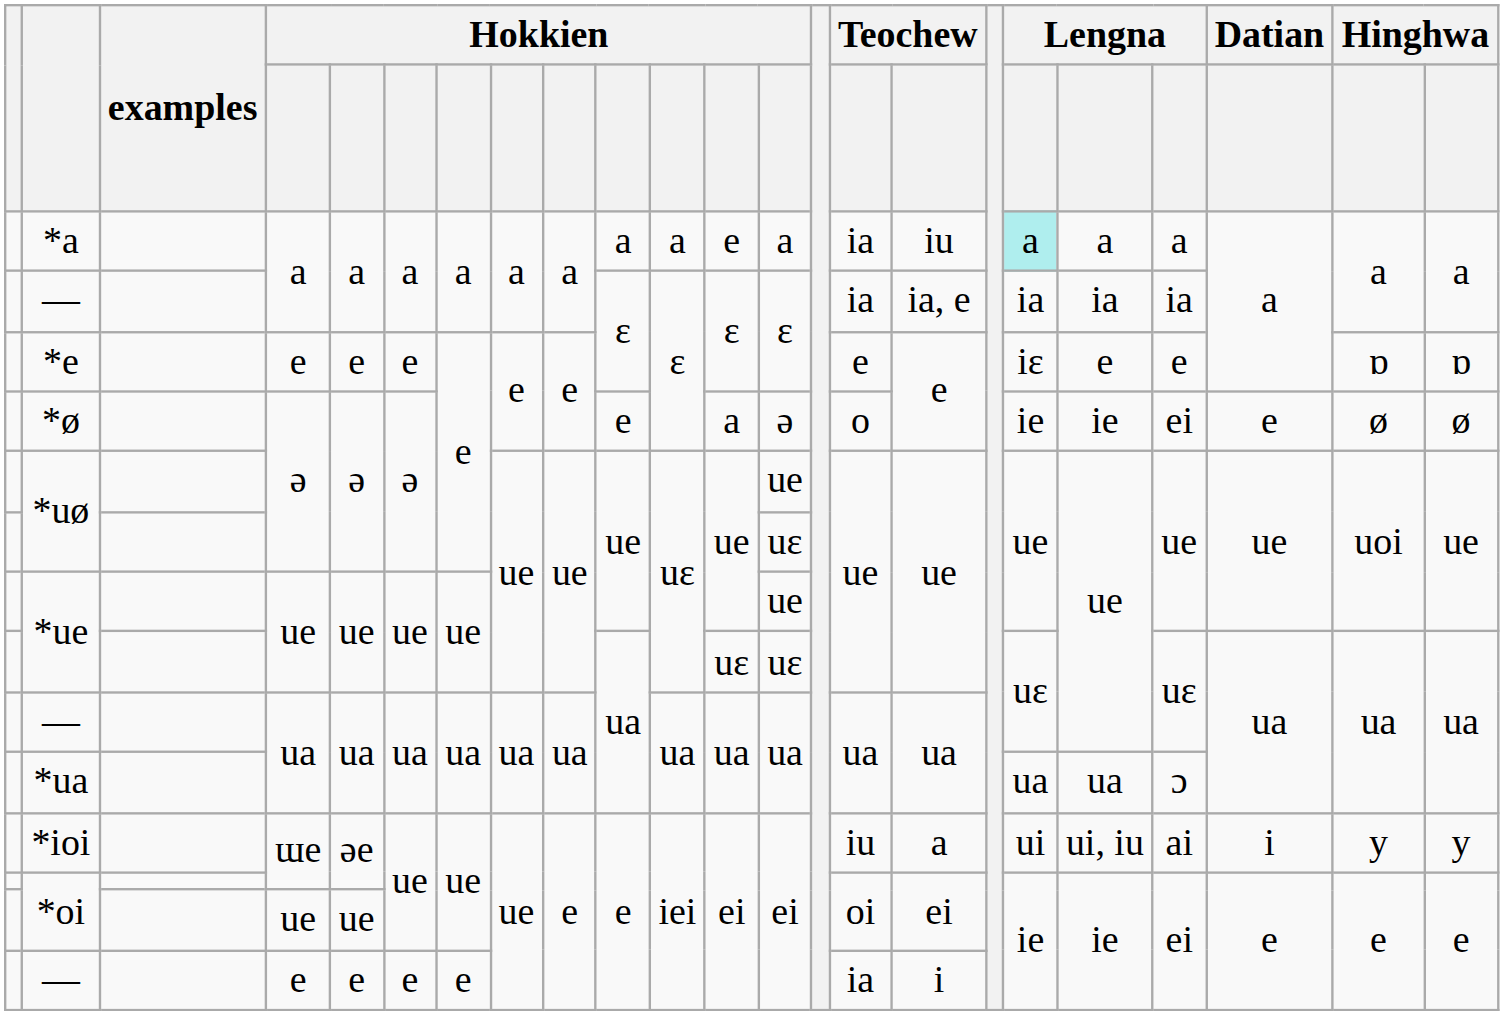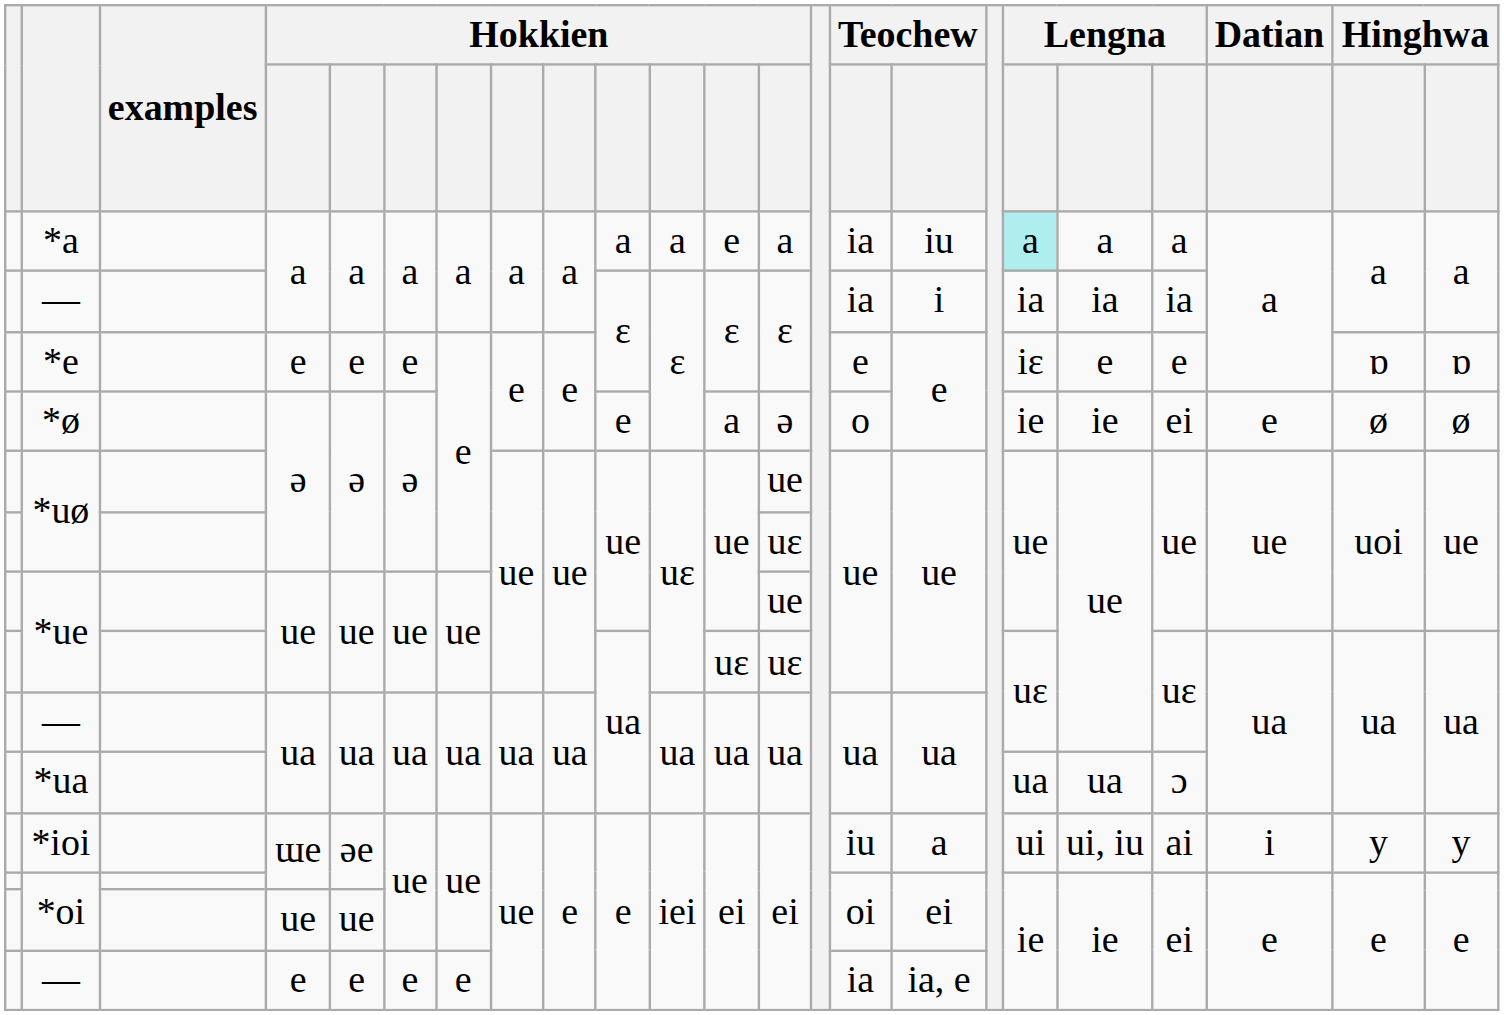(939, 300) ia, e -> (939, 300) i
(939, 979) i -> (939, 979) ia, e
